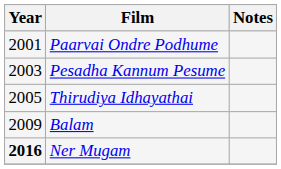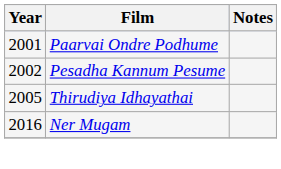(25, 71) 2003 -> (25, 71) 2002
- row: (72, 124)
(25, 151) bold -> (25, 124) normal
